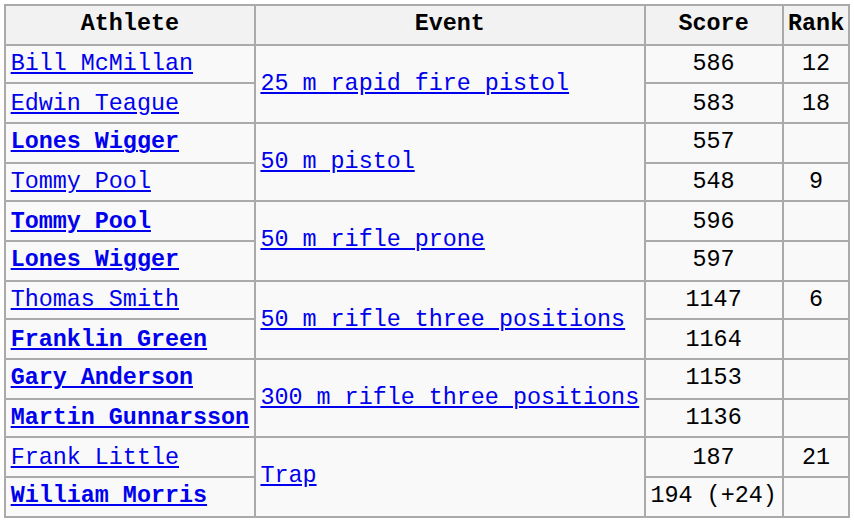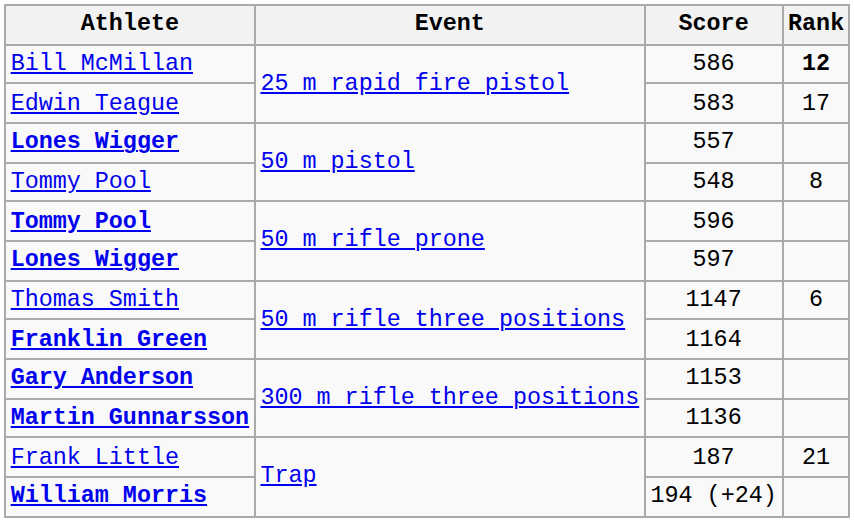(816, 64) normal -> (816, 64) bold
(816, 103) 18 -> (816, 103) 17
(816, 182) 9 -> (816, 182) 8
